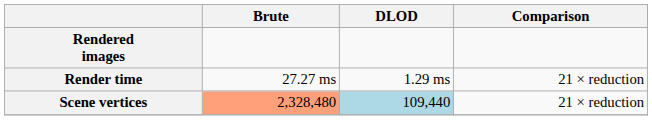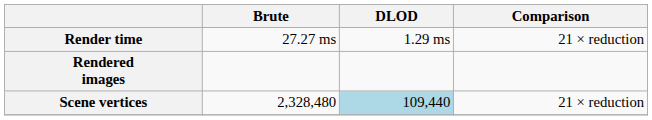rows swapped: (103, 47) <-> (103, 79)
(307, 102) lightsalmon background -> (307, 102) no background
